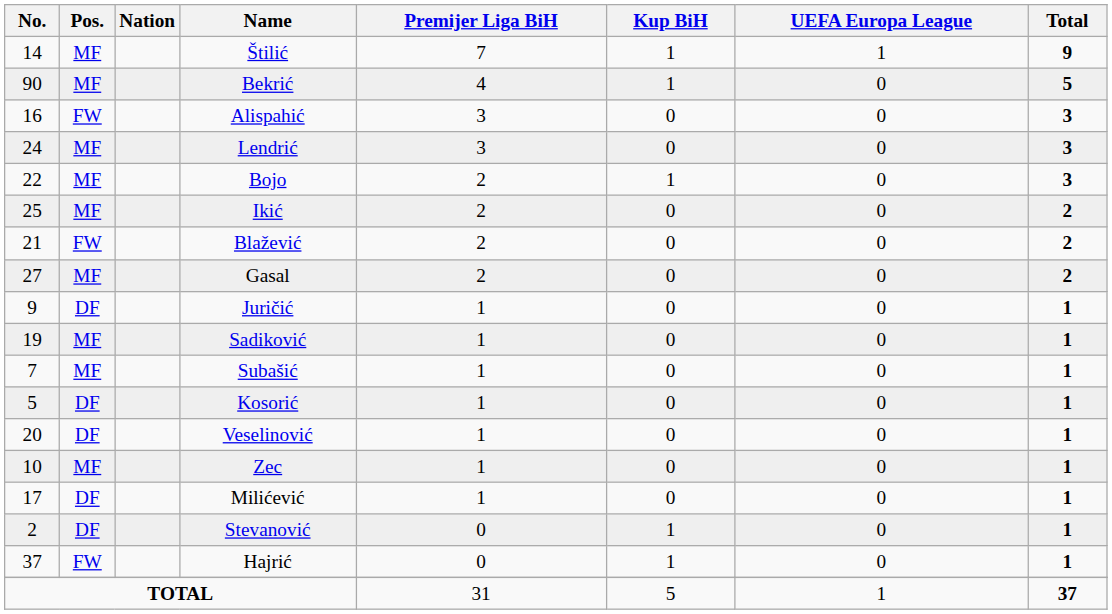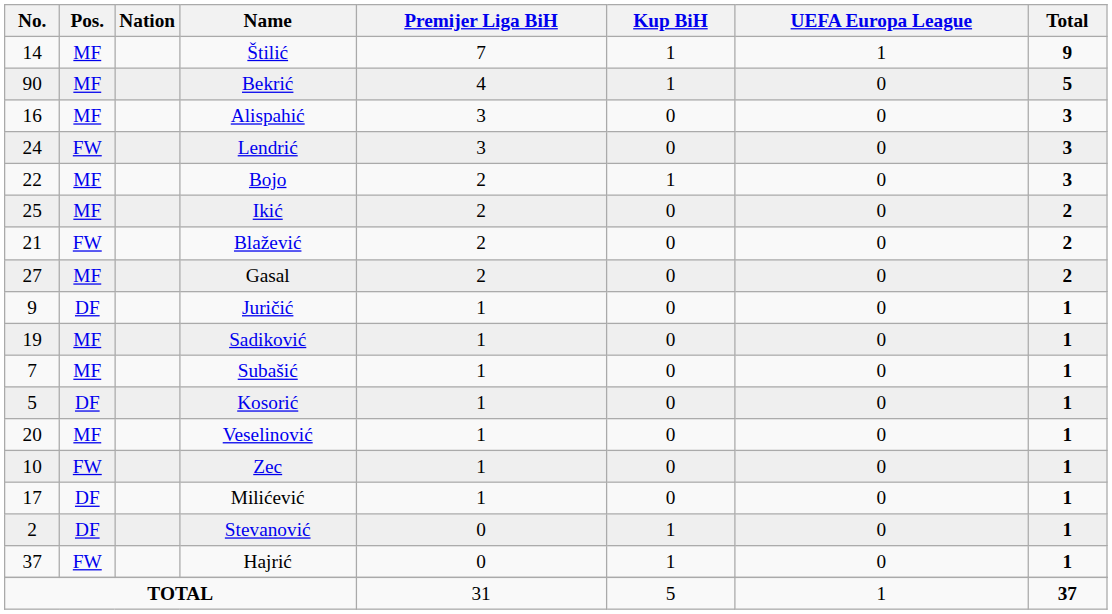(87, 116) FW -> (87, 116) MF
(87, 147) MF -> (87, 147) FW
(87, 434) DF -> (87, 434) MF
(87, 466) MF -> (87, 466) FW
